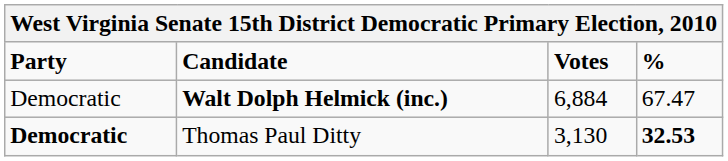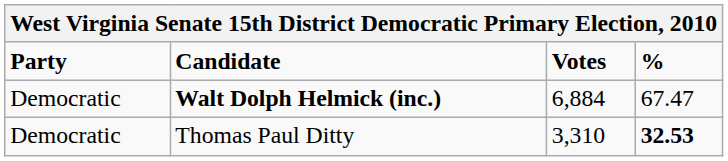(69, 135) bold -> (65, 135) normal
(581, 135) 3,130 -> (578, 135) 3,310
